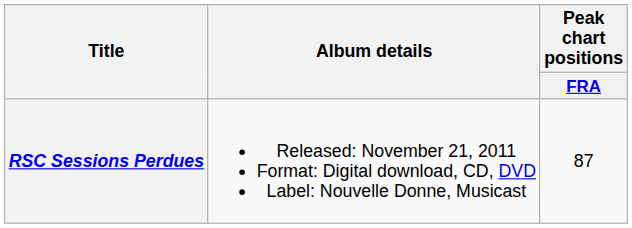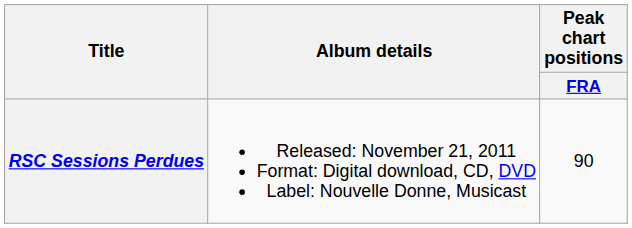(584, 161) 87 -> (584, 161) 90
